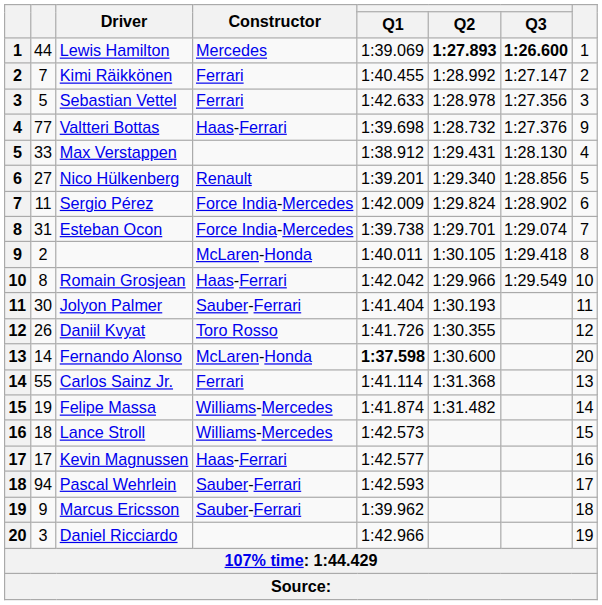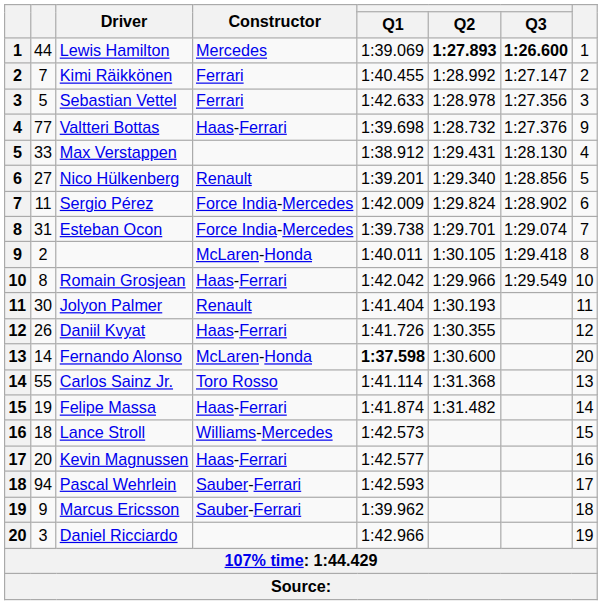(249, 305) Sauber-Ferrari -> (224, 305) Renault
(237, 331) Toro Rosso -> (241, 331) Haas-Ferrari
(220, 382) Ferrari -> (237, 382) Toro Rosso
(264, 407) Williams-Mercedes -> (241, 407) Haas-Ferrari
(43, 458) 17 -> (43, 458) 20
